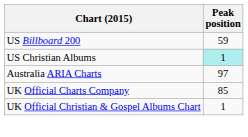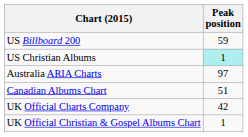+ row: (57, 90)
(223, 90) 85 -> (223, 106) 42
